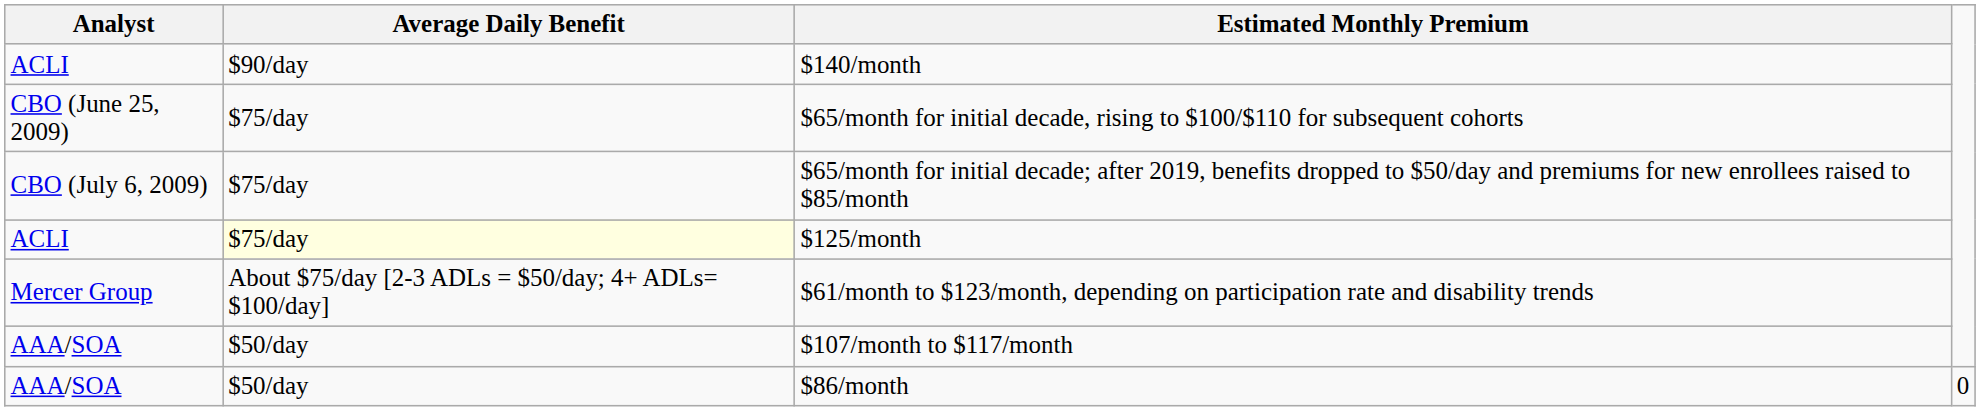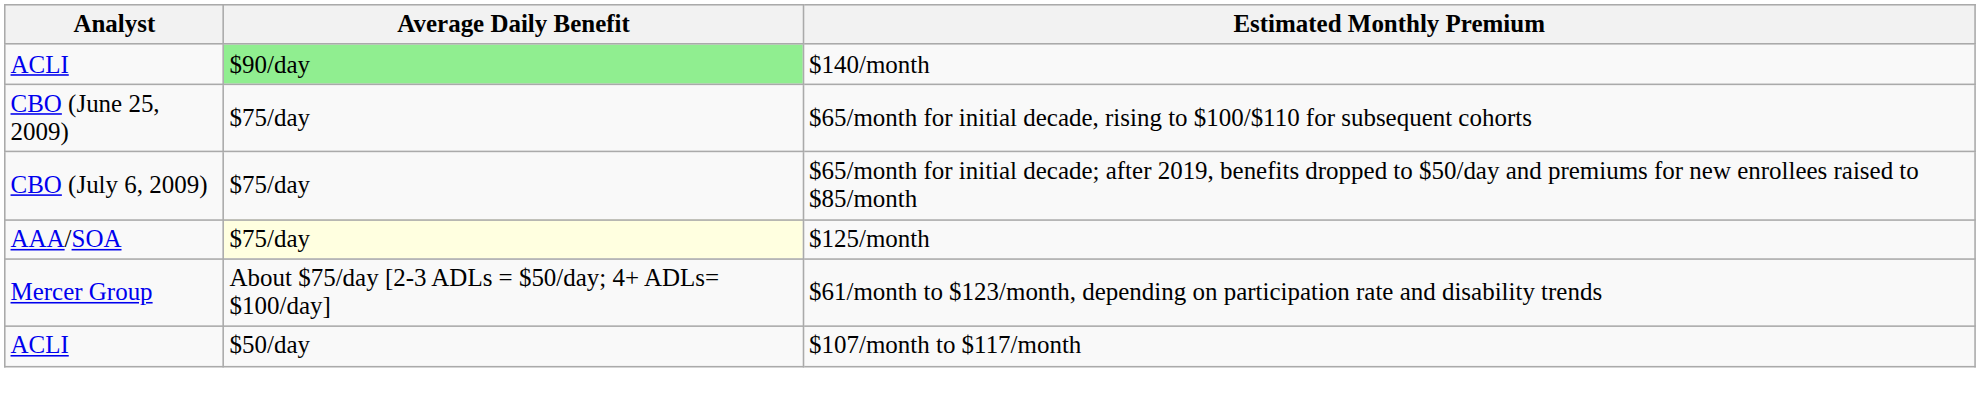(268, 63) no background -> (270, 63) lightgreen background
(40, 238) ACLI -> (66, 238) AAA/SOA
(66, 346) AAA/SOA -> (40, 346) ACLI
- row: (855, 385)
